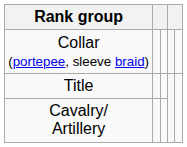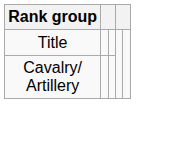- row: (79, 51)
